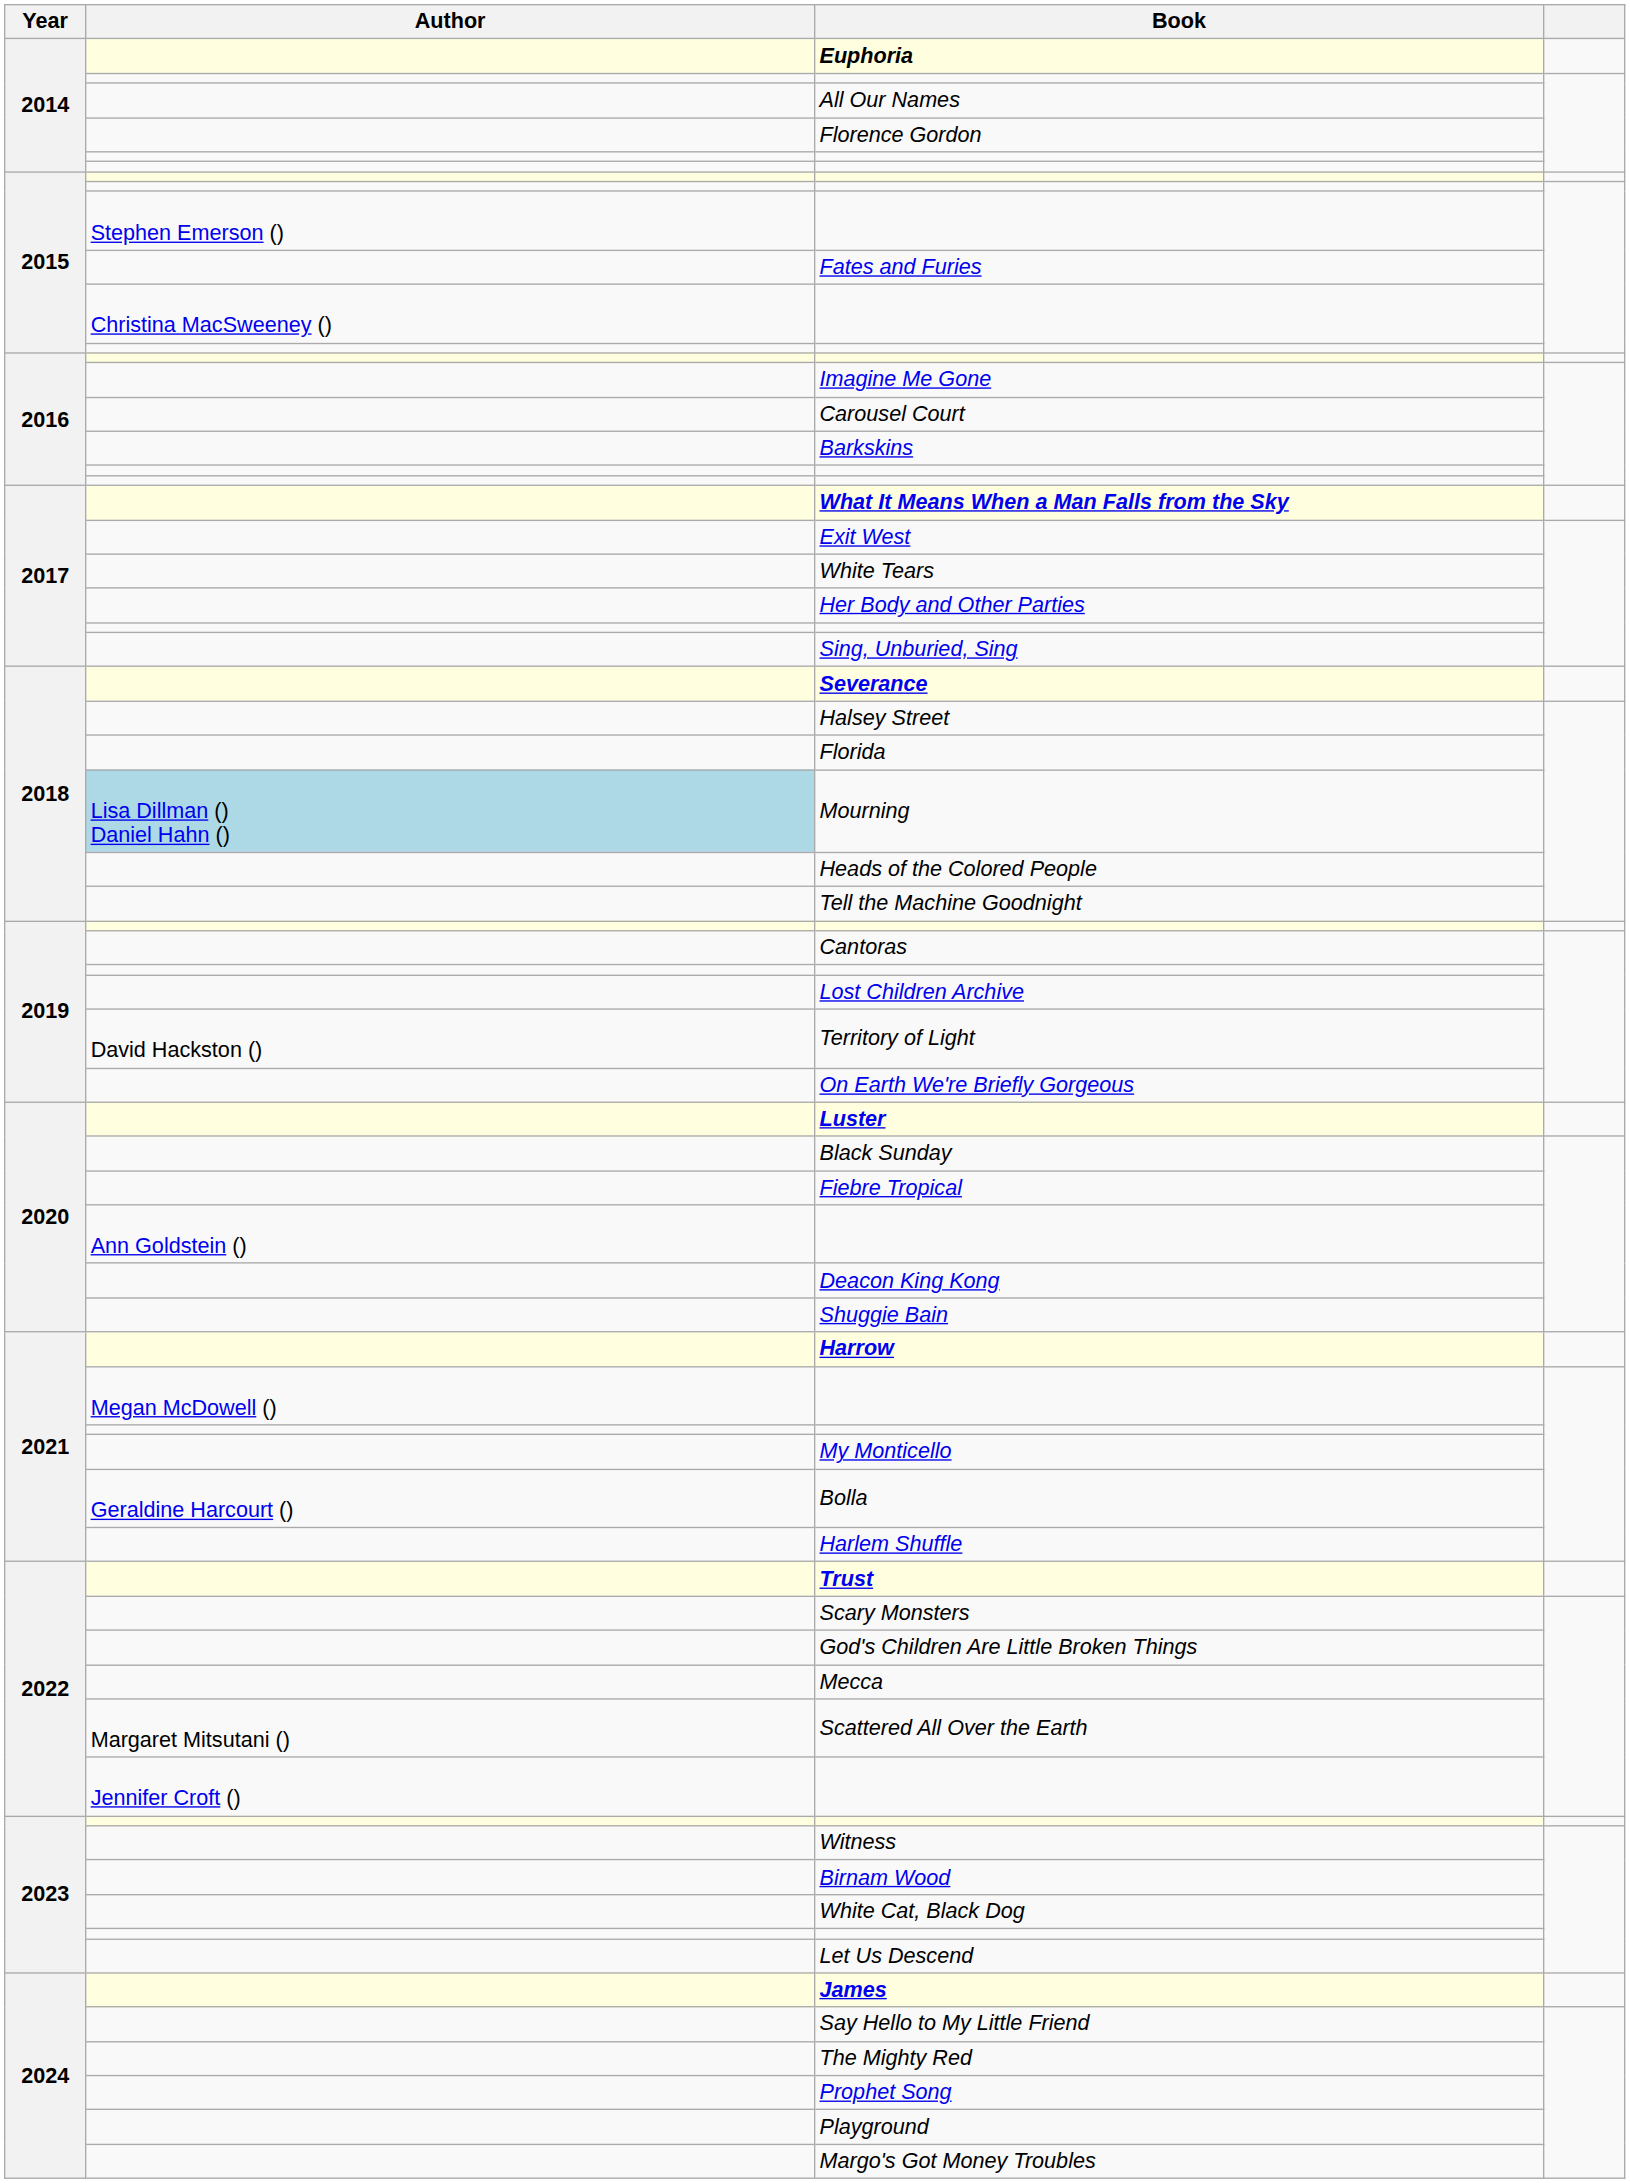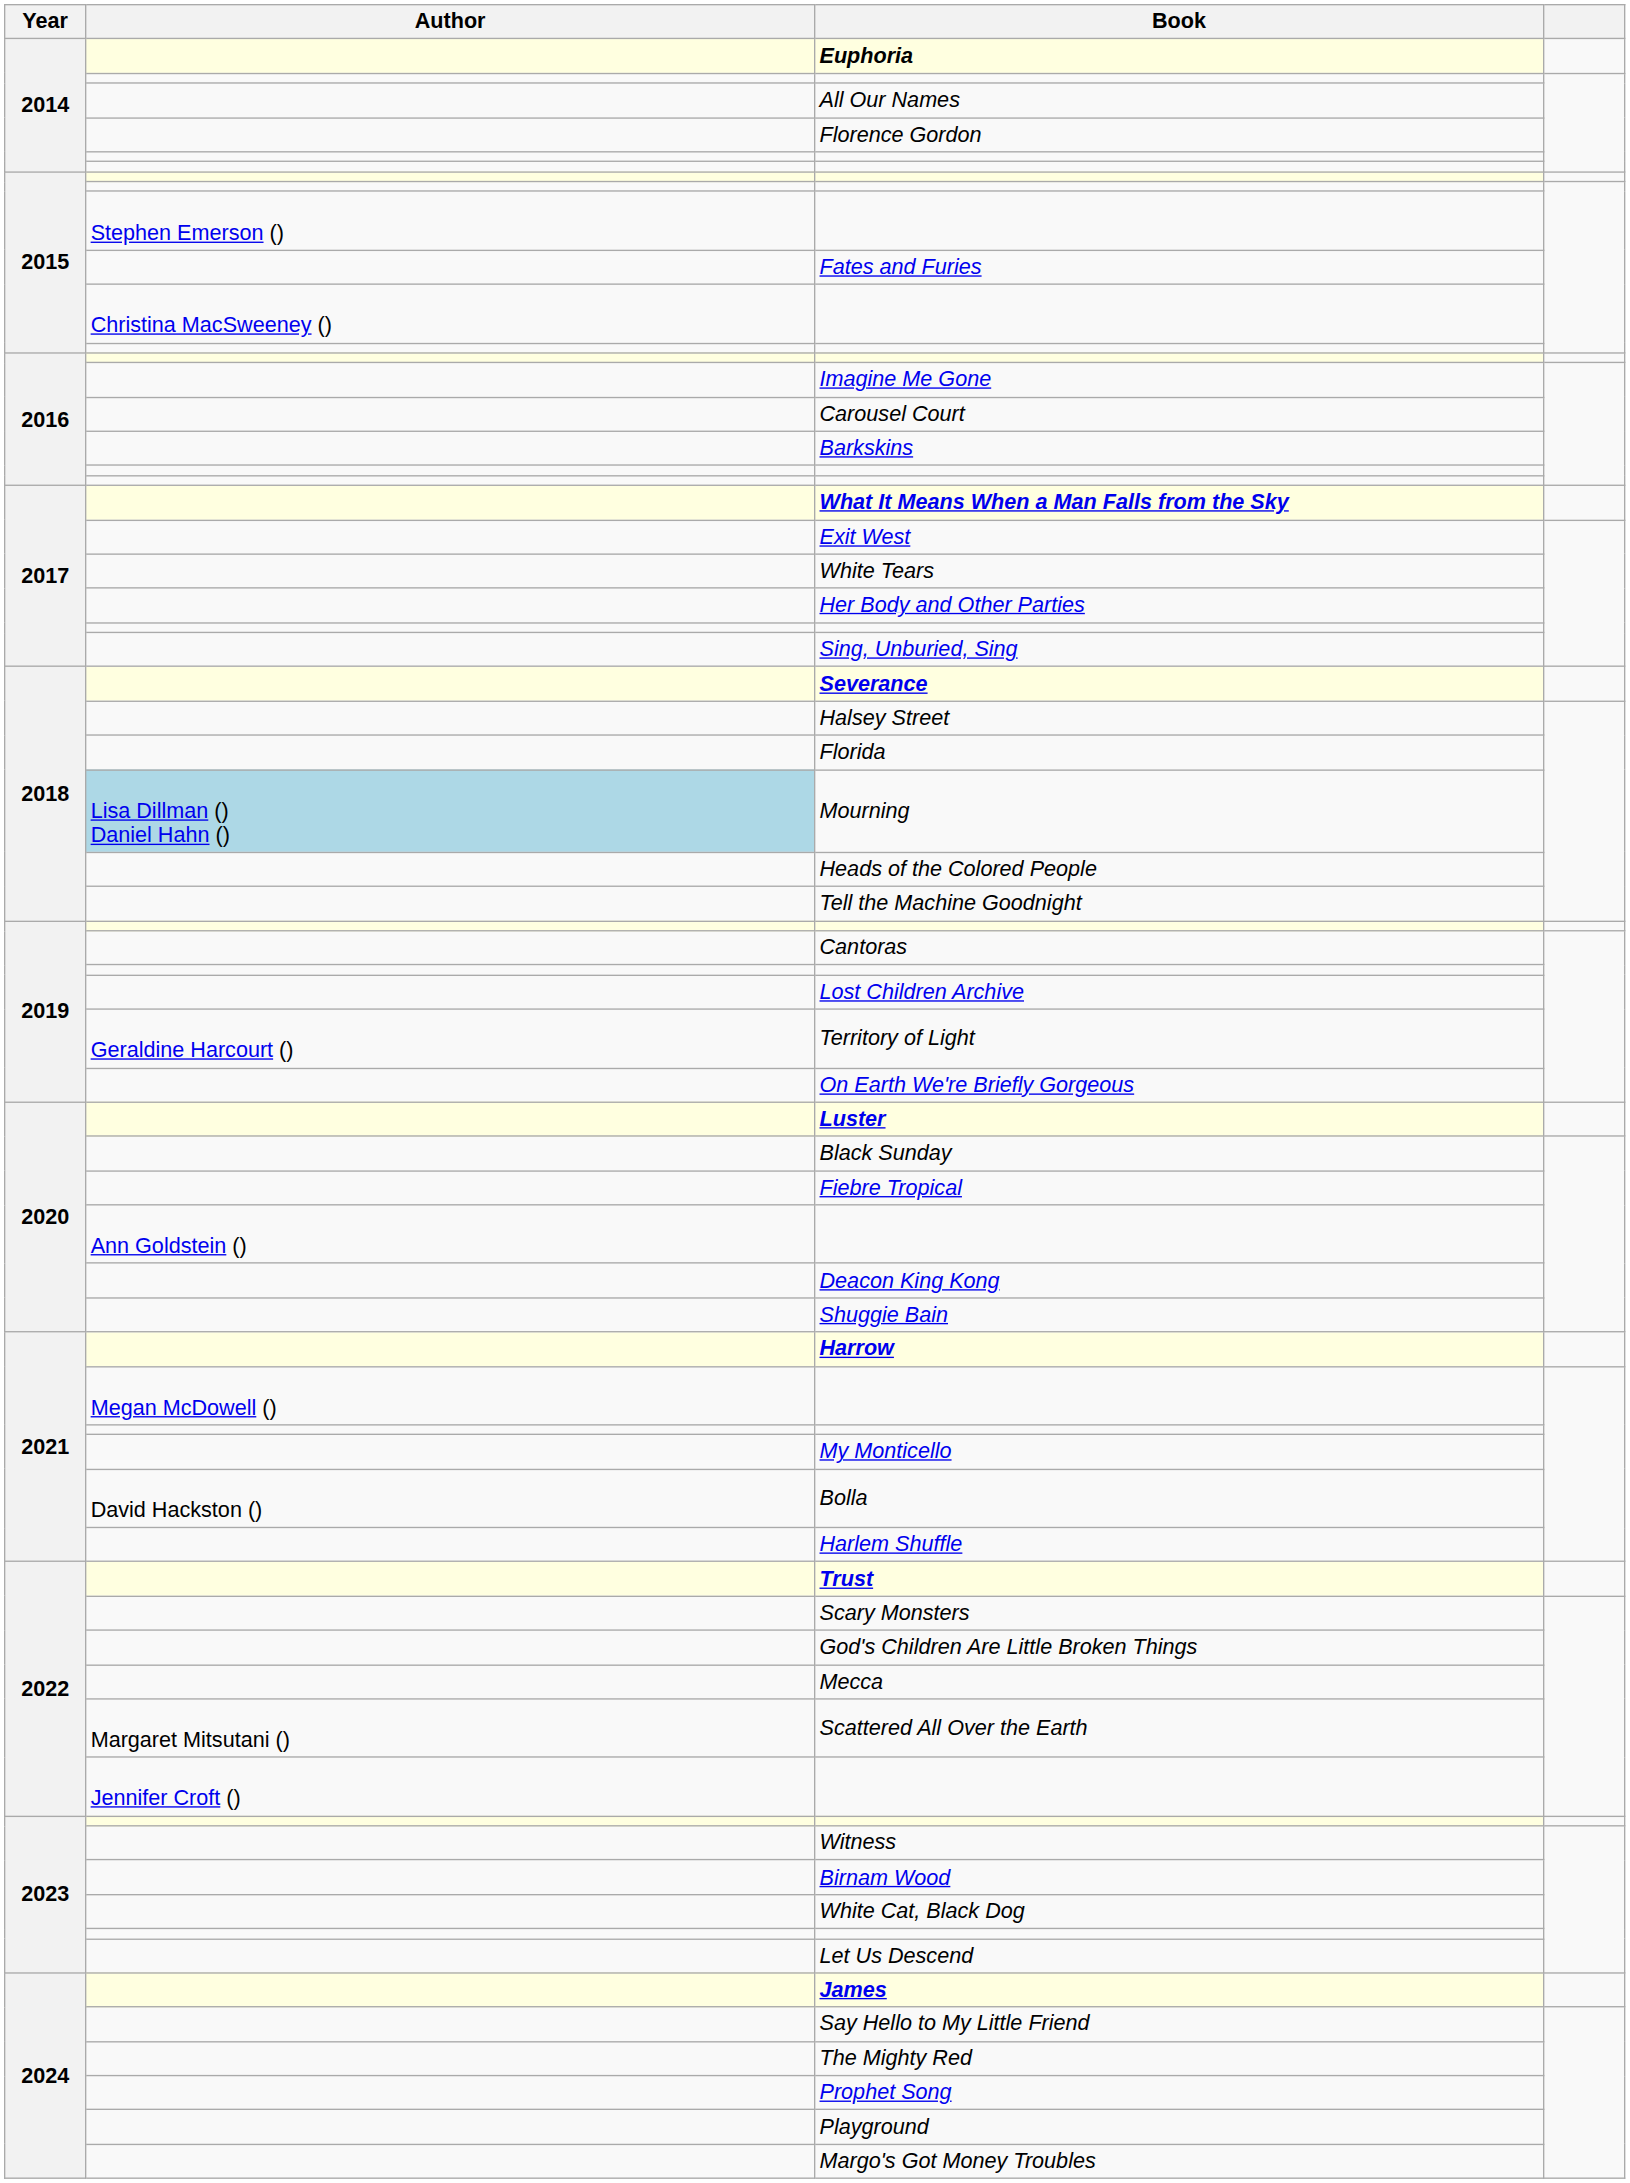(176, 1050) David Hackston () -> (192, 1050) Geraldine Harcourt ()
(192, 1510) Geraldine Harcourt () -> (176, 1510) David Hackston ()
